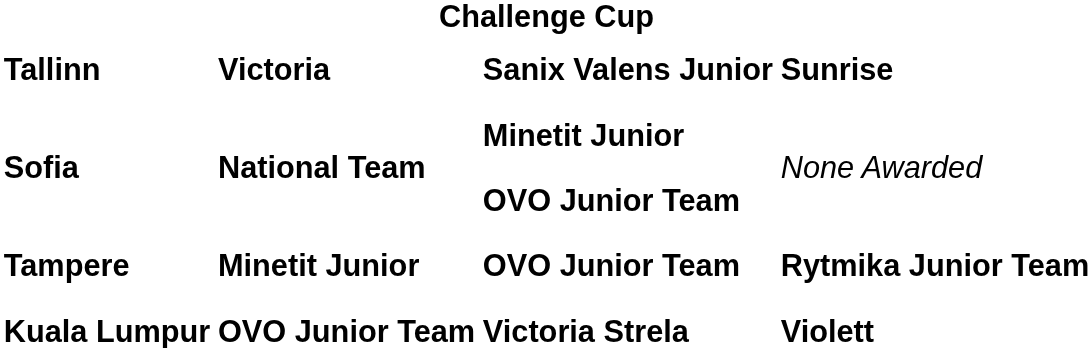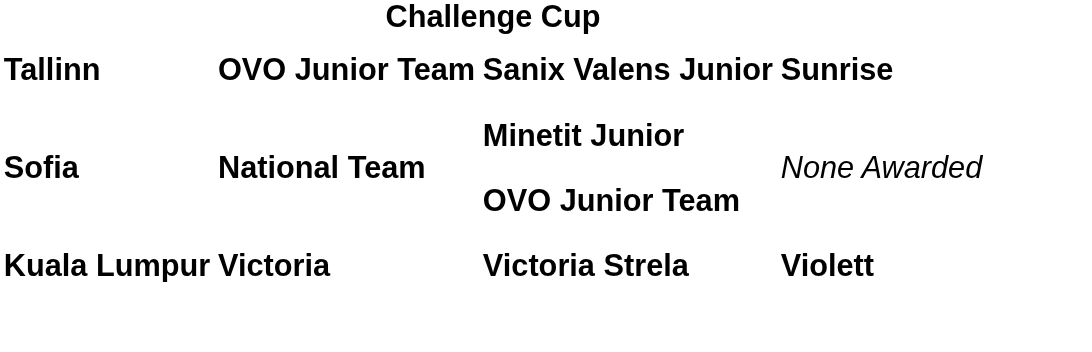(274, 70) Victoria -> (347, 70) OVO Junior Team
- row: (67, 266)
(347, 331) OVO Junior Team -> (274, 266) Victoria
